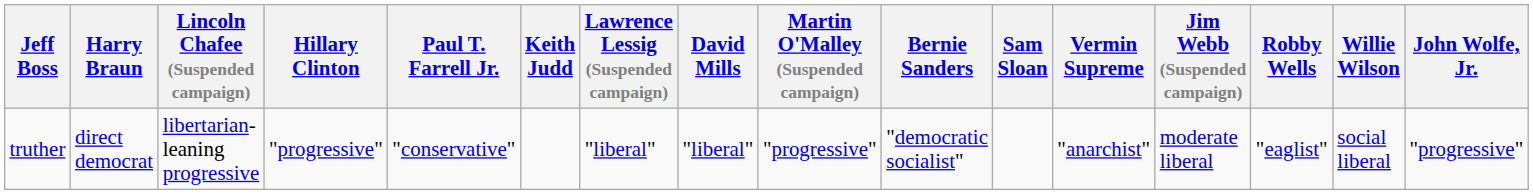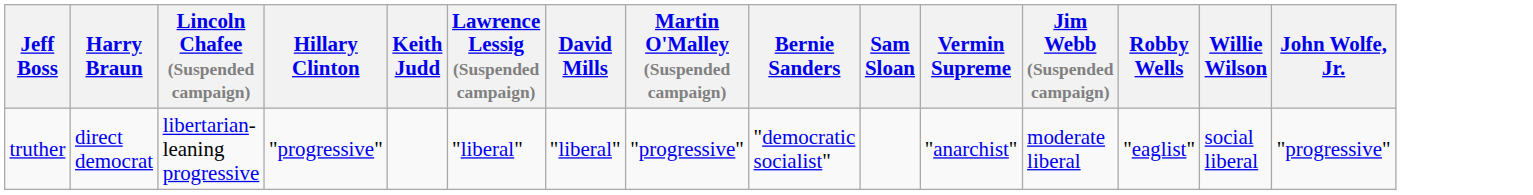- column: (454, 56)
